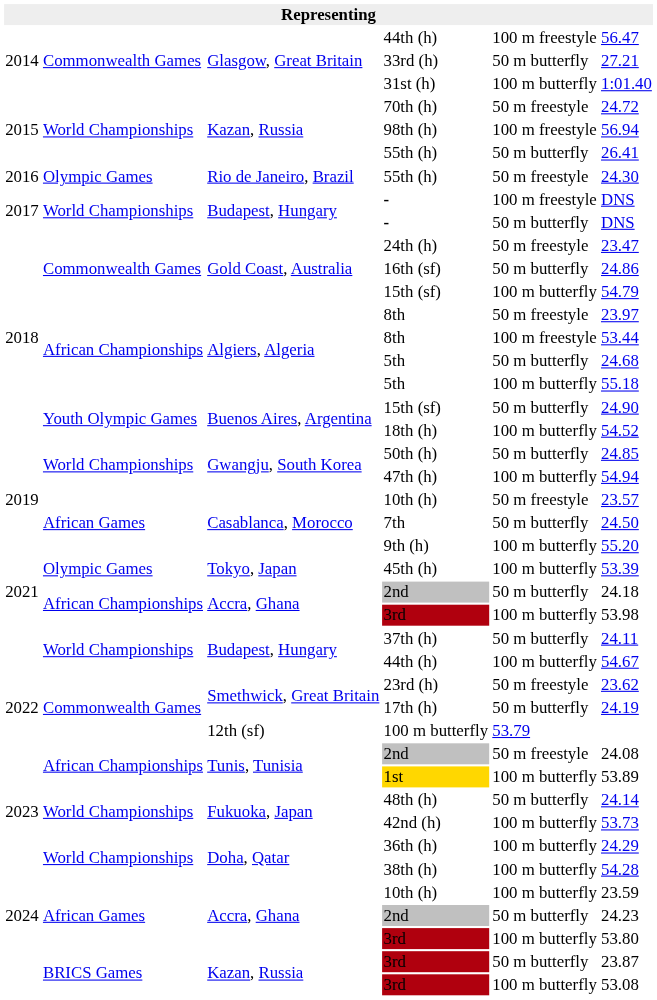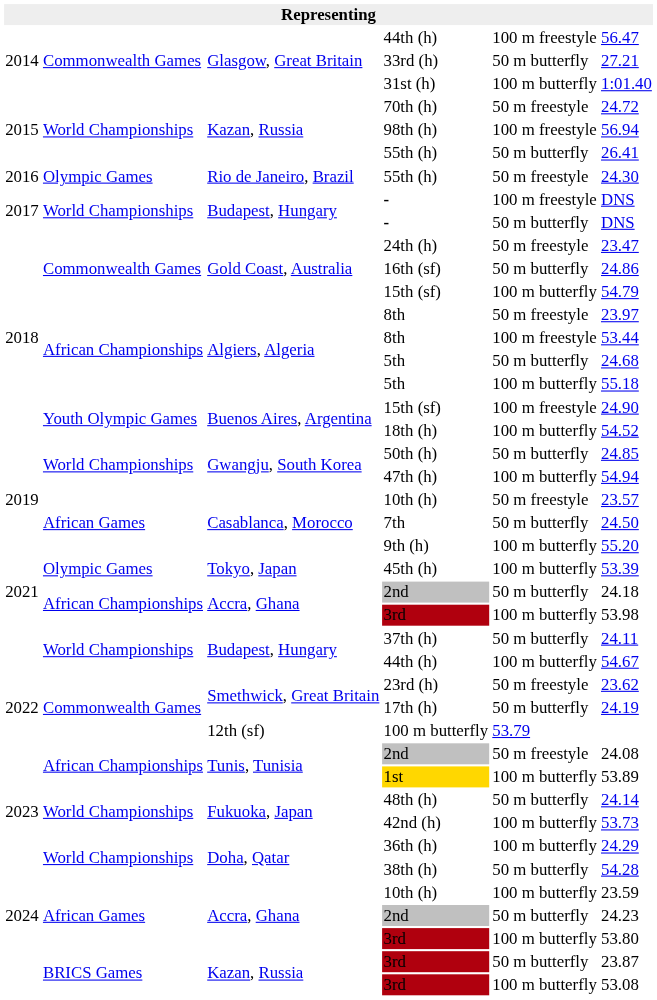(540, 407) 50 m butterfly -> (545, 407) 100 m freestyle
(545, 869) 100 m butterfly -> (540, 869) 50 m butterfly
